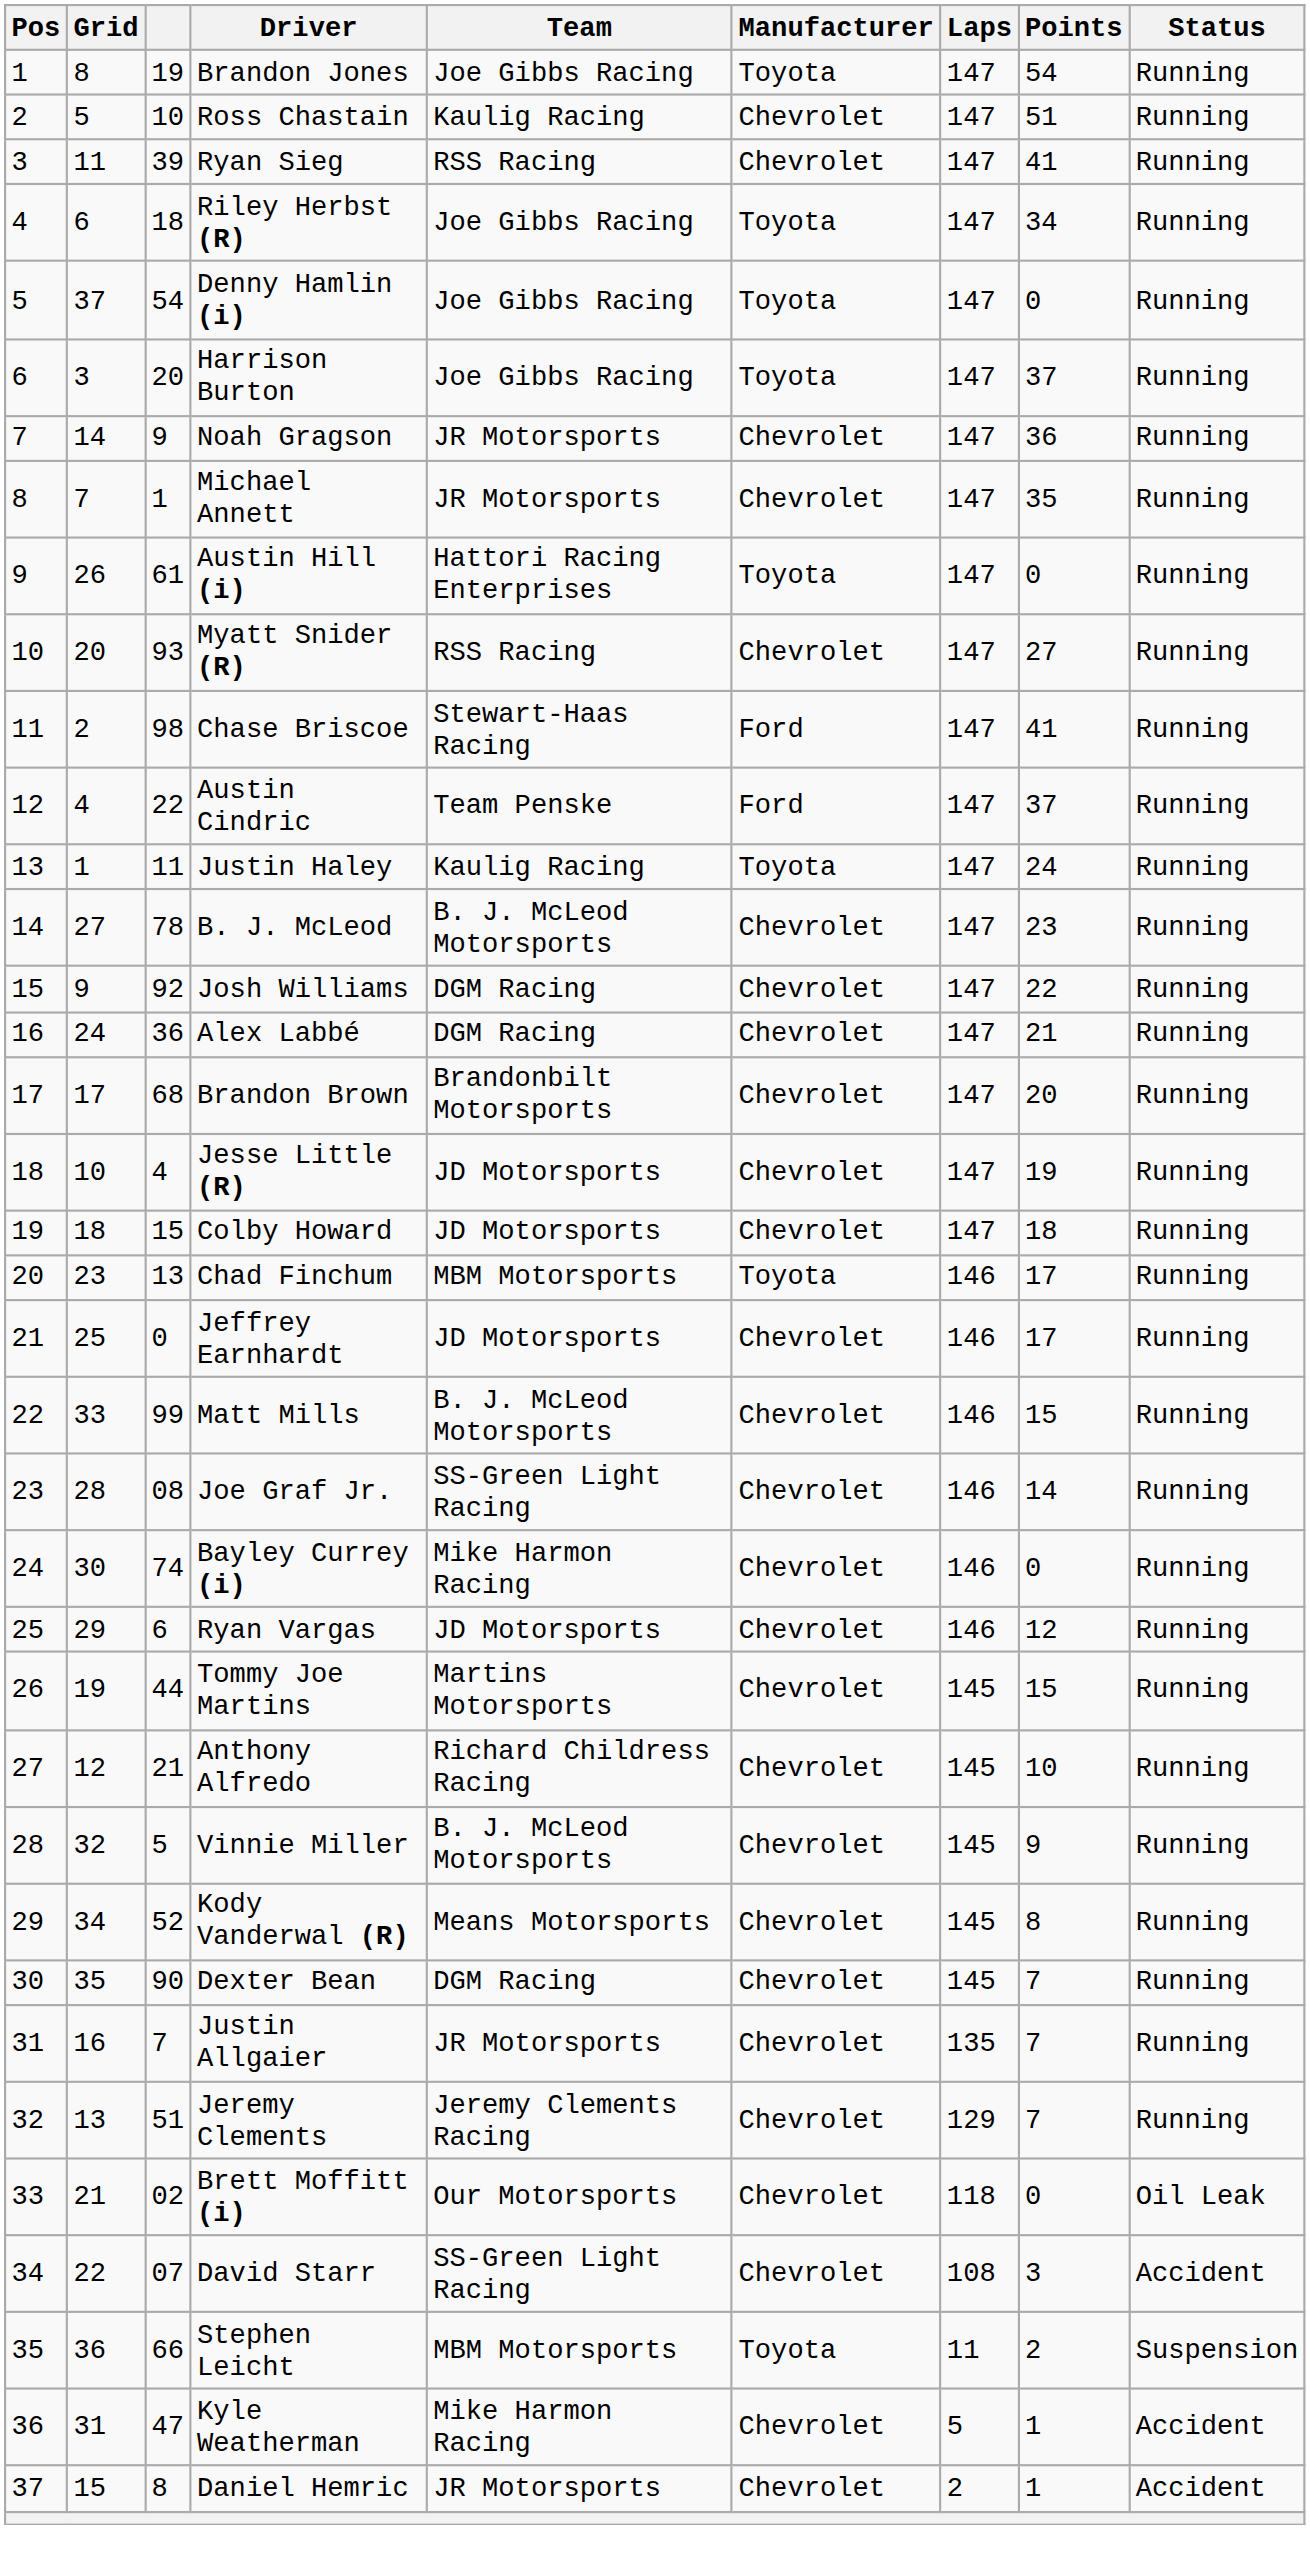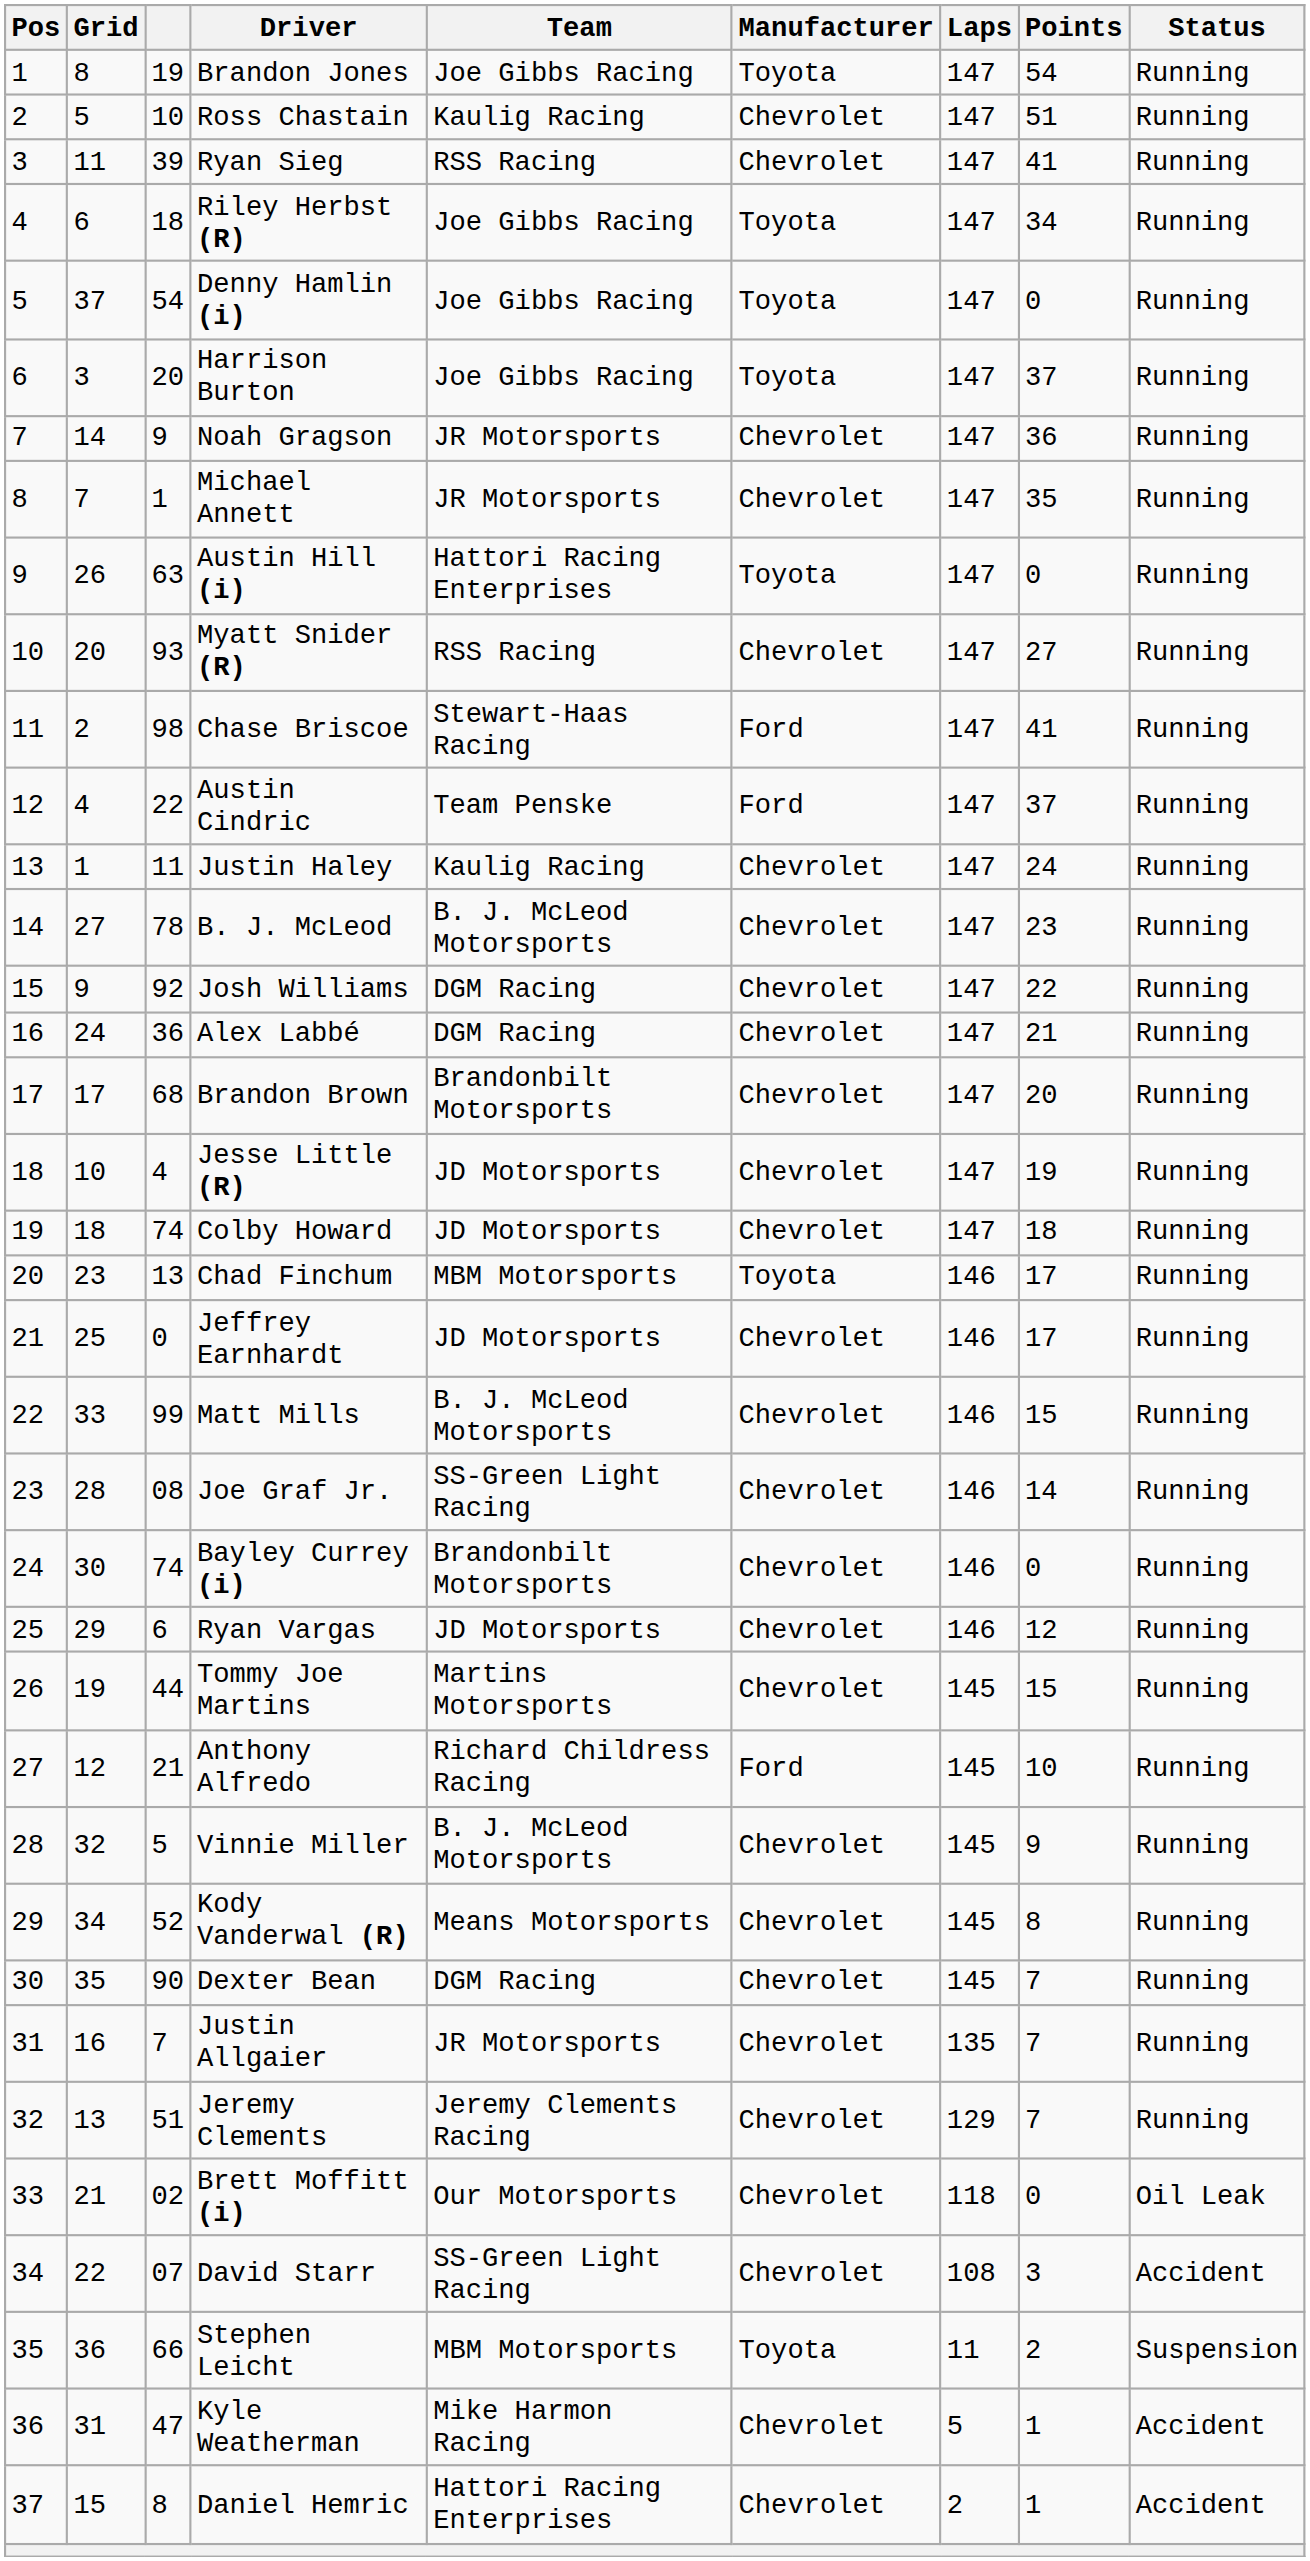(168, 575) 61 -> (168, 575) 63
(787, 867) Toyota -> (812, 867) Chevrolet
(168, 1232) 15 -> (168, 1232) 74
(523, 1569) Mike Harmon Racing -> (523, 1569) Brandonbilt Motorsports
(812, 1768) Chevrolet -> (771, 1768) Ford
(547, 2488) JR Motorsports -> (547, 2504) Hattori Racing Enterprises
